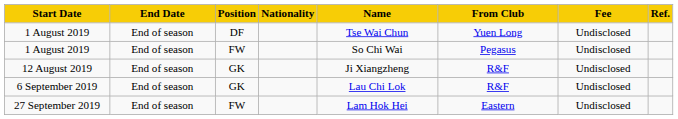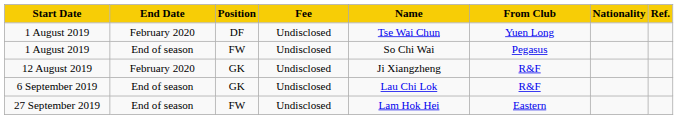columns swapped: (288, 14) <-> (603, 14)
(162, 32) End of season -> (162, 32) February 2020
(162, 68) End of season -> (162, 68) February 2020
